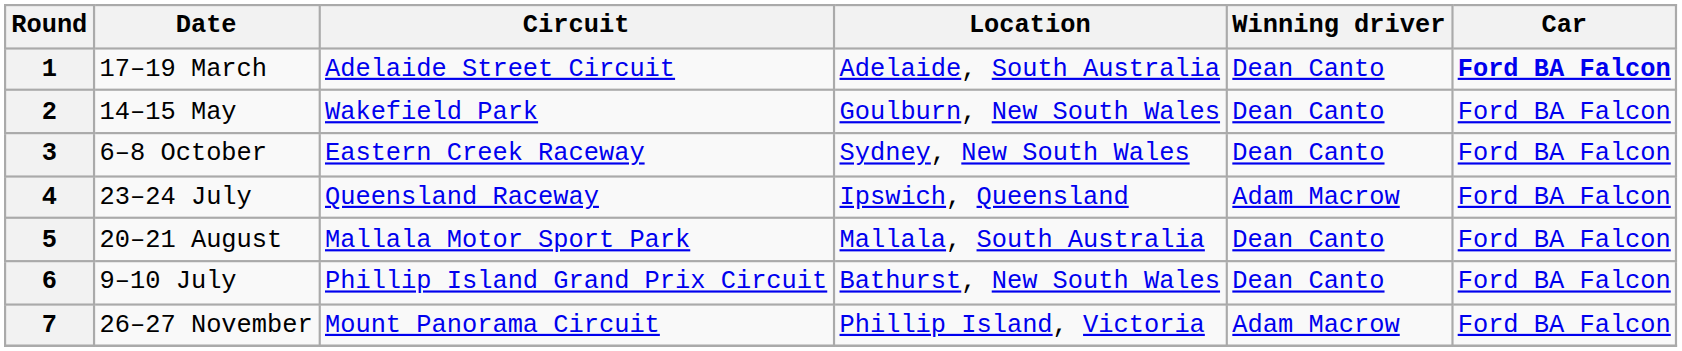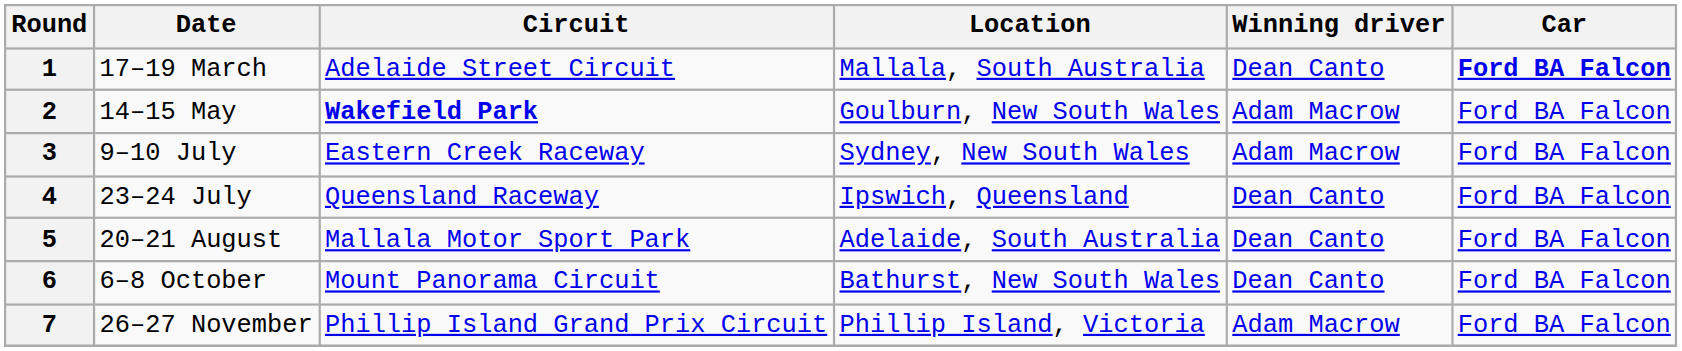(1030, 69) Adelaide, South Australia -> (1022, 69) Mallala, South Australia
(432, 111) normal -> (432, 111) bold
(1308, 111) Dean Canto -> (1316, 111) Adam Macrow
(183, 154) 6–8 October -> (168, 154) 9–10 July
(1308, 154) Dean Canto -> (1316, 154) Adam Macrow
(1316, 197) Adam Macrow -> (1308, 197) Dean Canto
(1022, 239) Mallala, South Australia -> (1030, 239) Adelaide, South Australia
(168, 282) 9–10 July -> (183, 282) 6–8 October
(576, 282) Phillip Island Grand Prix Circuit -> (492, 282) Mount Panorama Circuit
(492, 325) Mount Panorama Circuit -> (576, 325) Phillip Island Grand Prix Circuit
